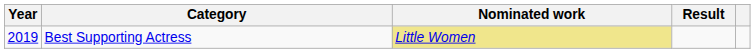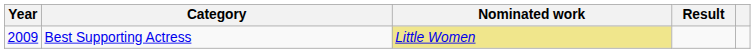(23, 37) 2019 -> (23, 37) 2009
